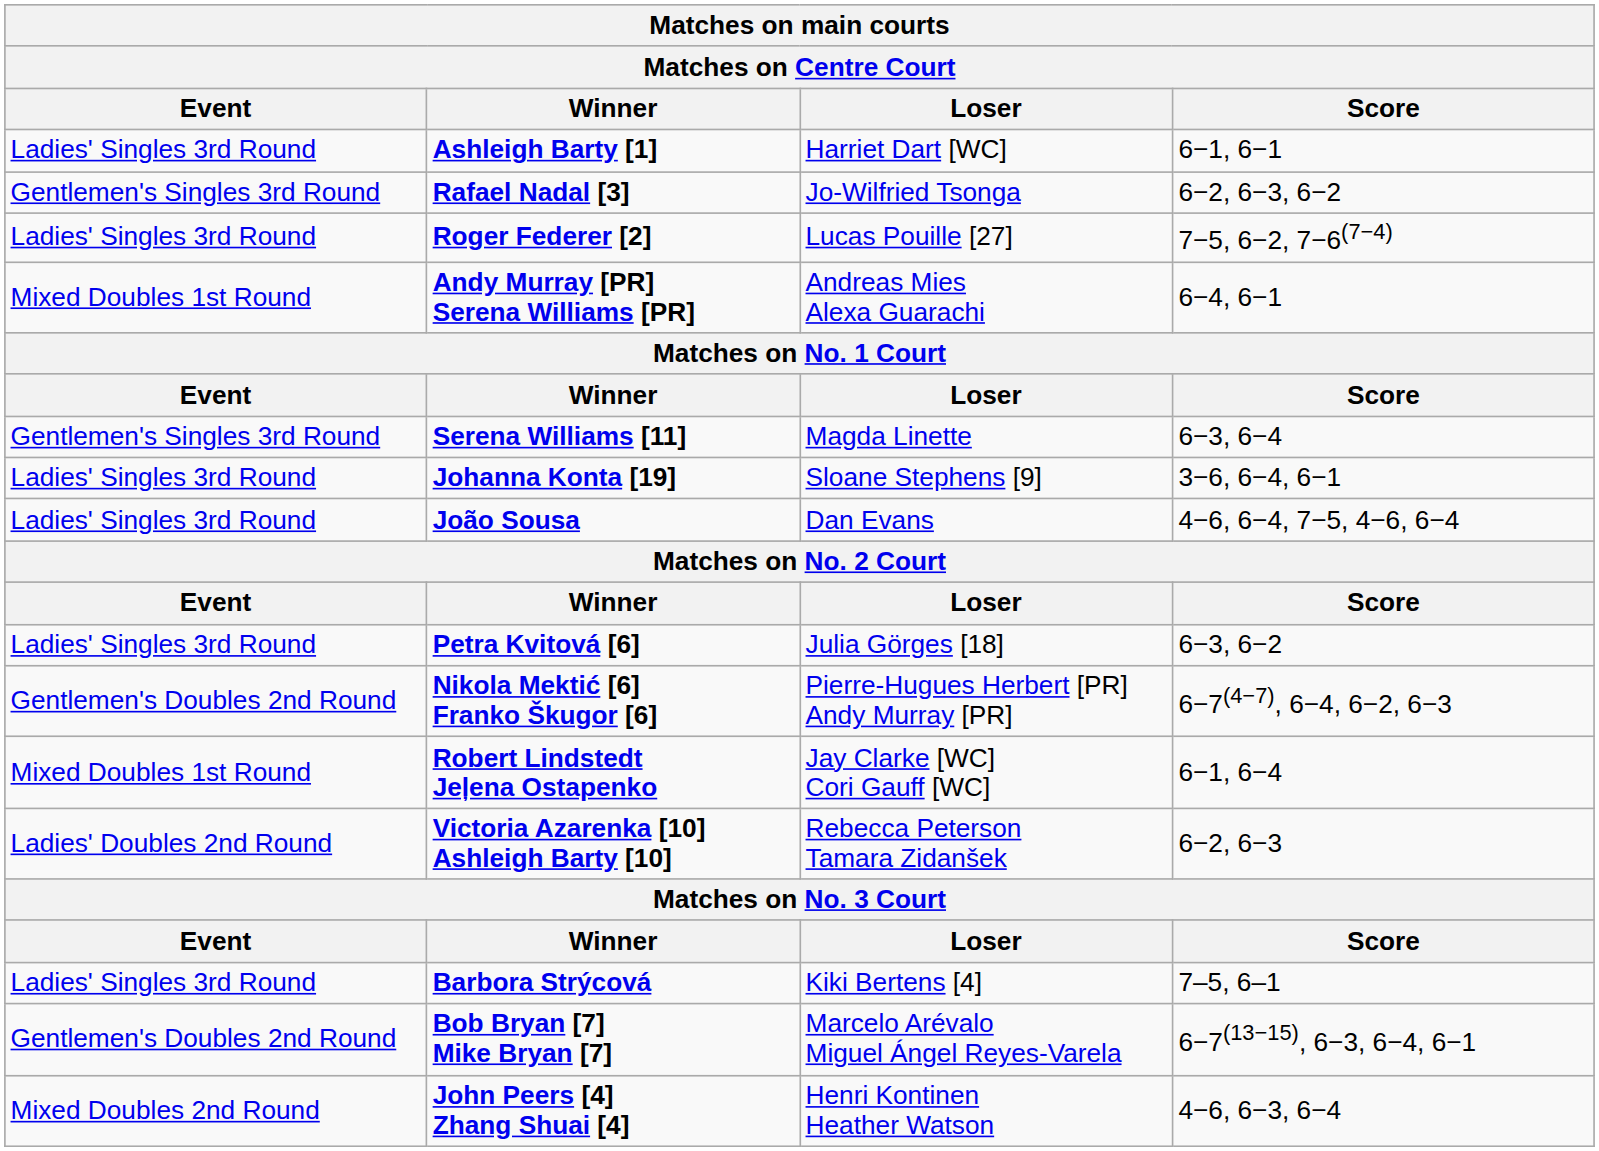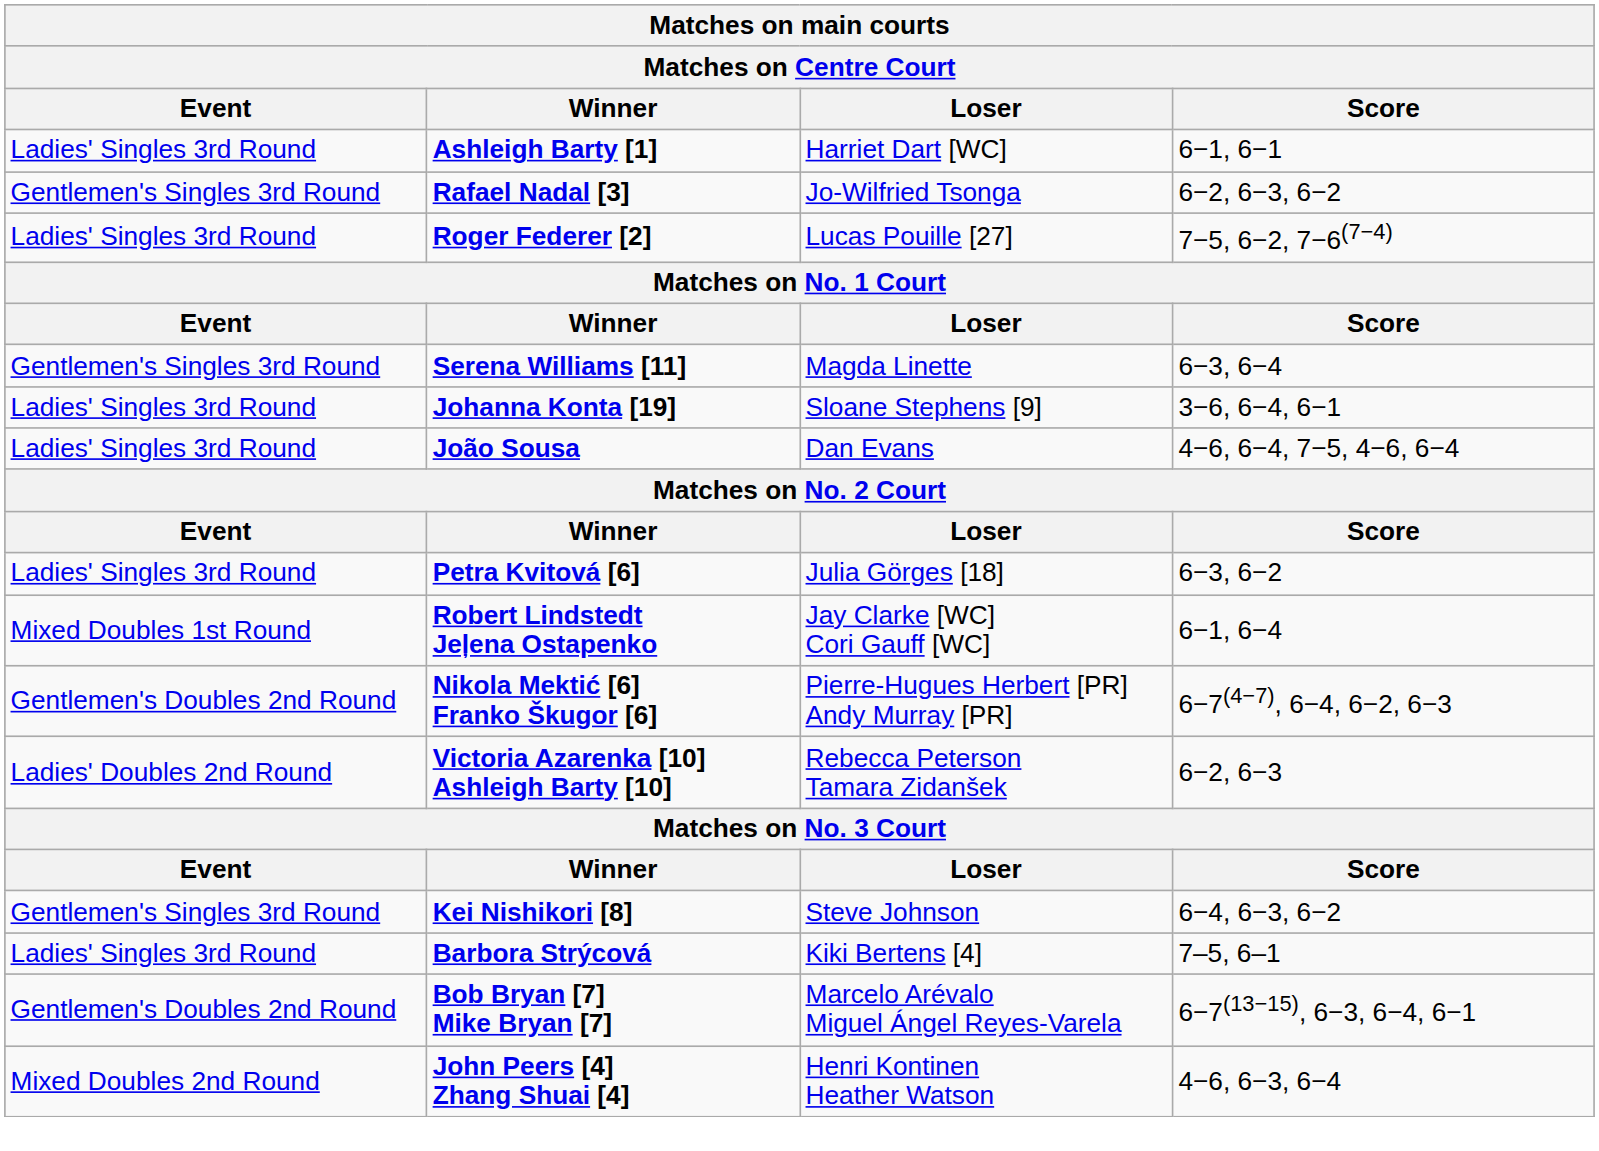- row: (564, 296)
rows swapped: (545, 700) <-> (545, 772)
+ row: (533, 911)
